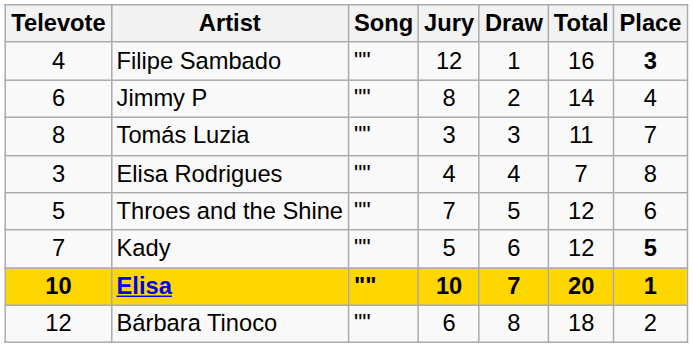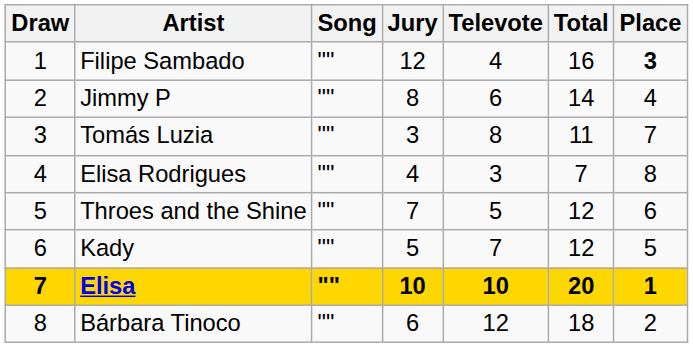columns swapped: (514, 23) <-> (58, 23)
(650, 248) bold -> (650, 248) normal
